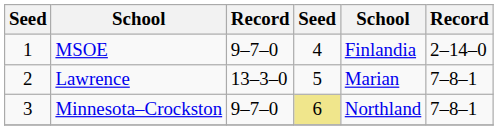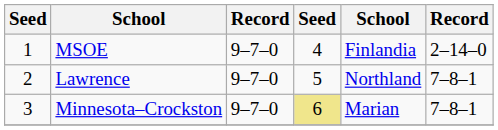(259, 79) 13–3–0 -> (254, 79) 9–7–0
(372, 79) Marian -> (383, 79) Northland
(383, 109) Northland -> (372, 109) Marian
